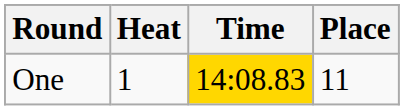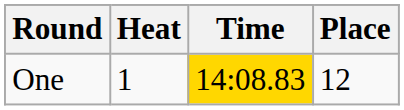(335, 78) 11 -> (335, 78) 12
